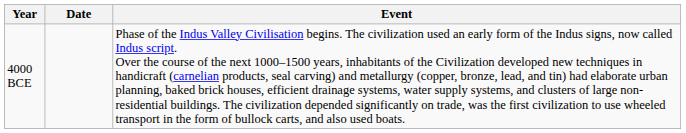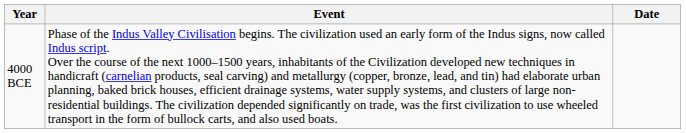columns swapped: (79, 14) <-> (397, 14)
